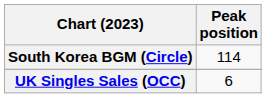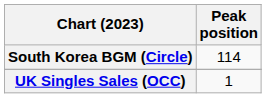(229, 81) 6 -> (229, 81) 1
